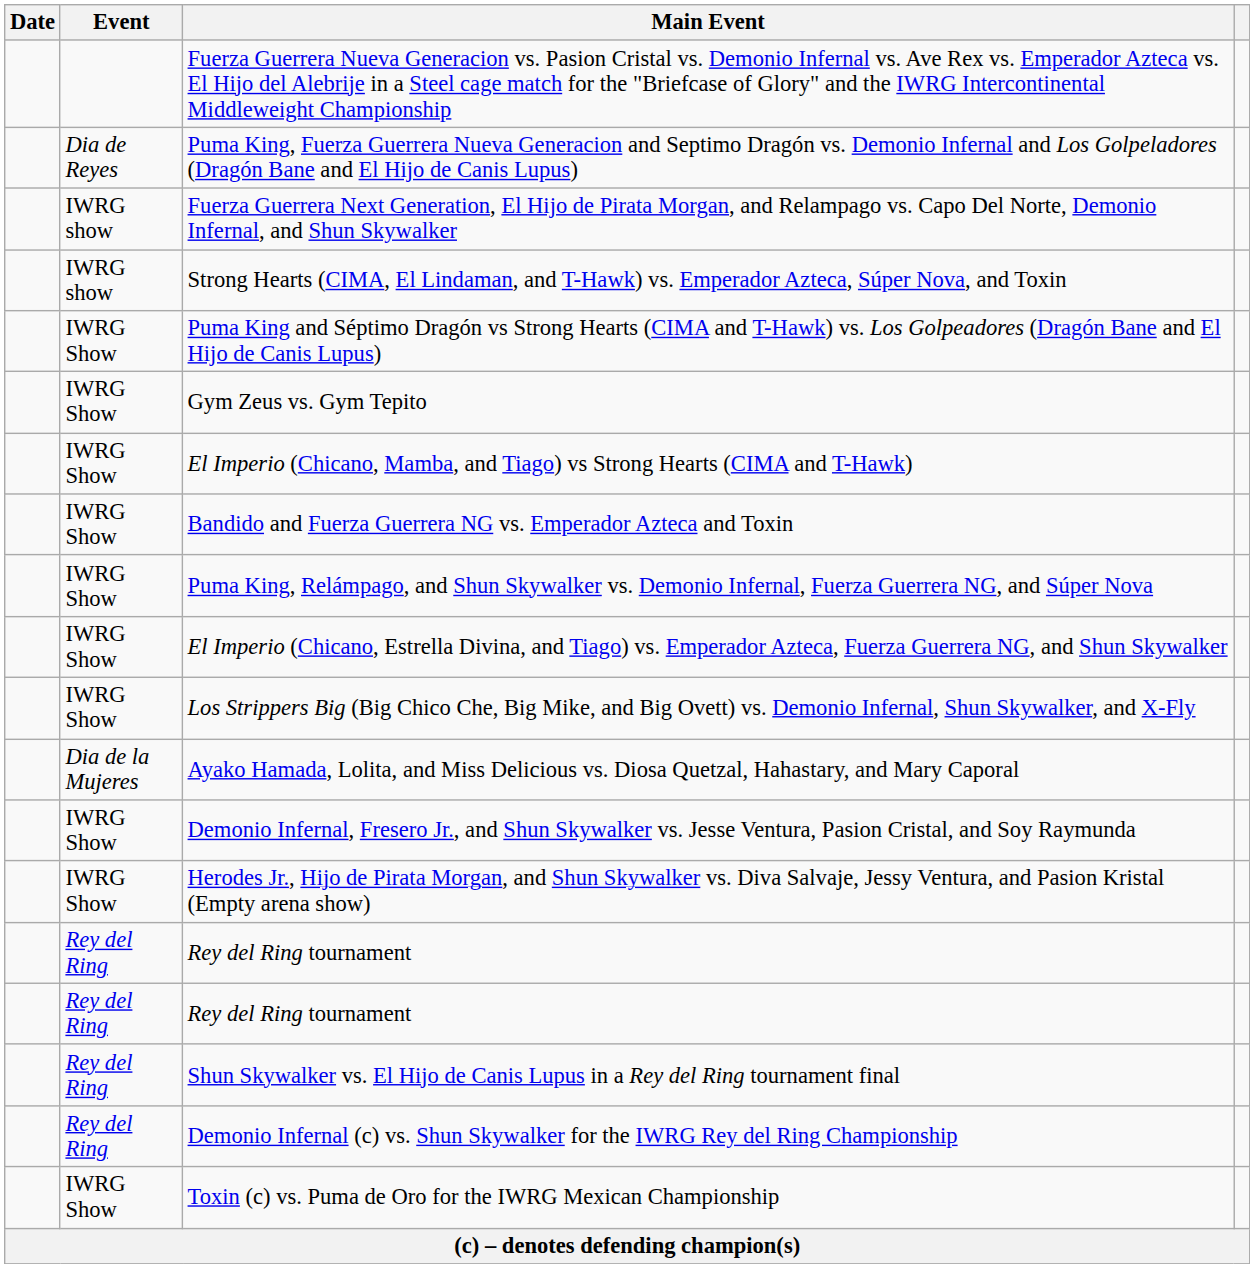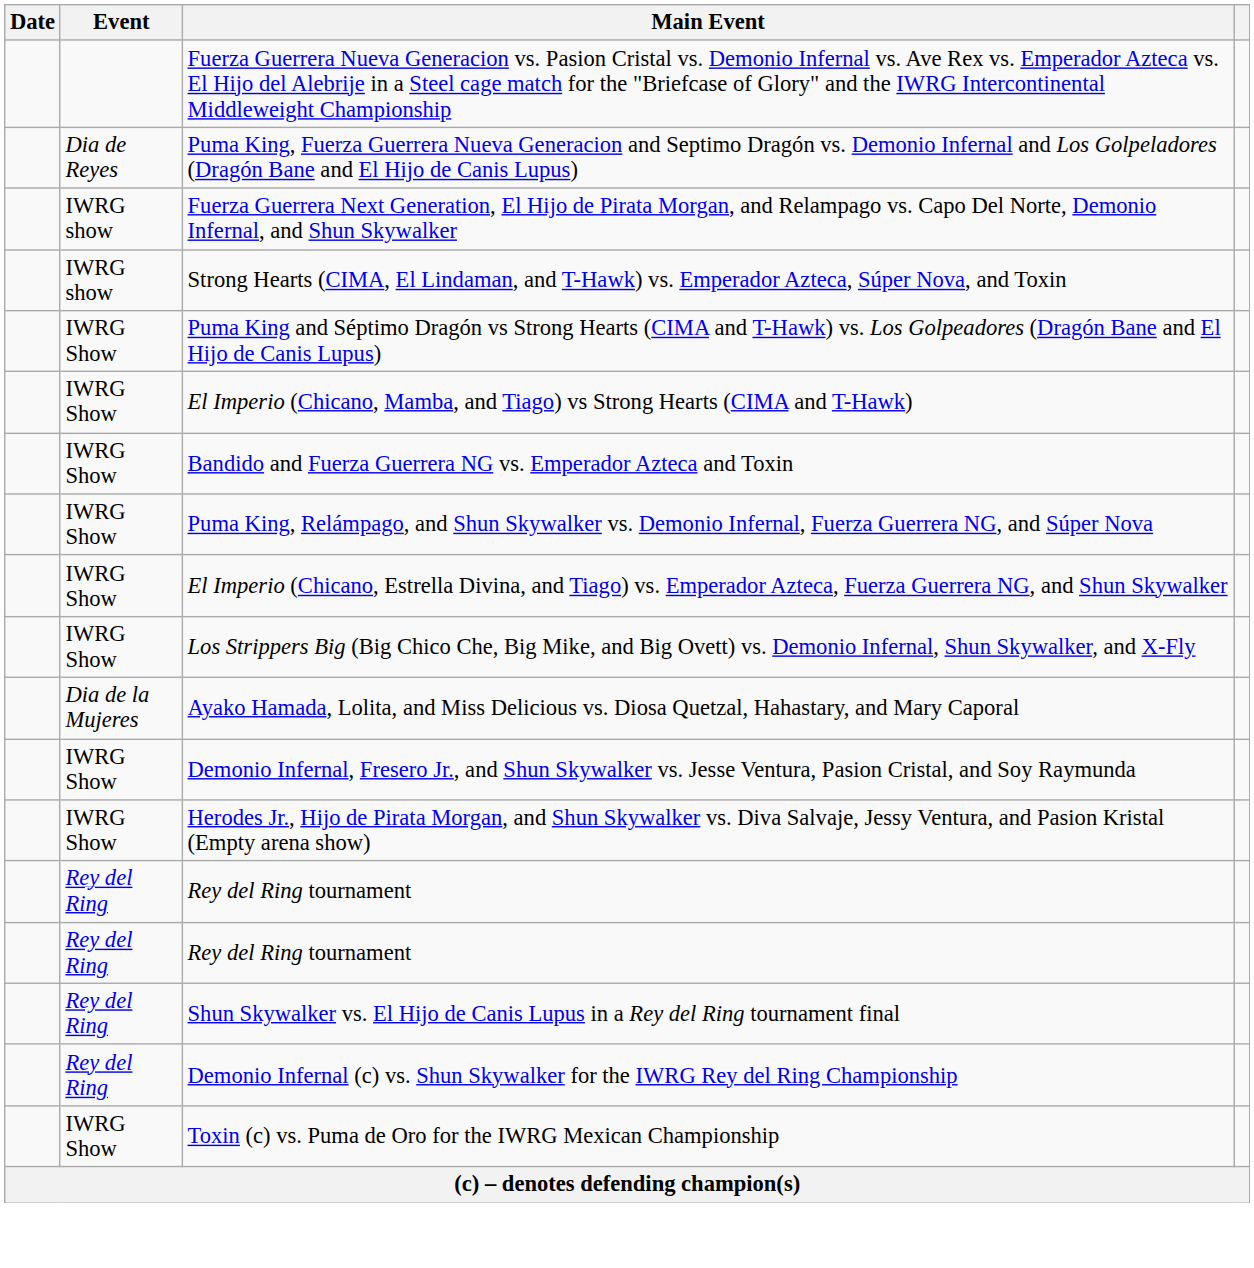- row: (95, 402)
